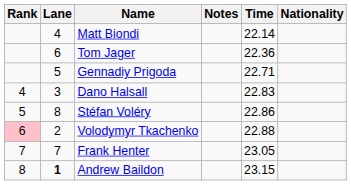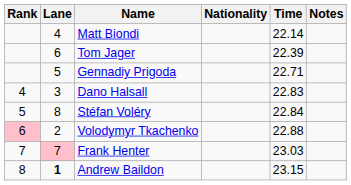columns swapped: (312, 14) <-> (221, 14)
(259, 53) 22.36 -> (288, 53) 22.39
(259, 111) 22.86 -> (288, 111) 22.84
(57, 151) no background -> (57, 151) pink background
(259, 151) 23.05 -> (288, 151) 23.03
